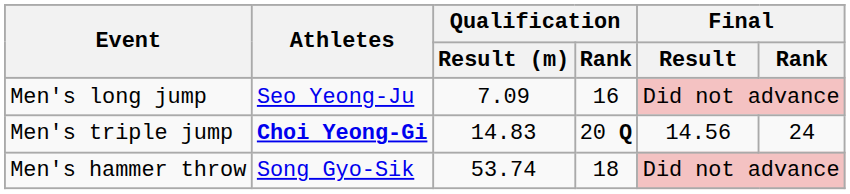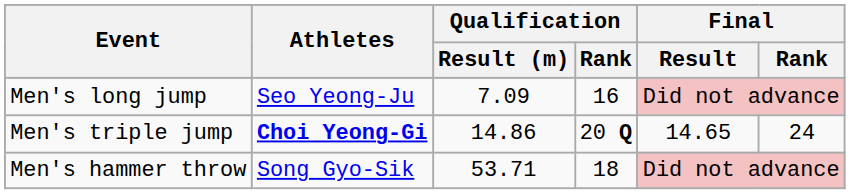(504, 133) 14.83 -> (504, 133) 14.86
(698, 133) 14.56 -> (698, 133) 14.65
(504, 170) 53.74 -> (504, 170) 53.71
